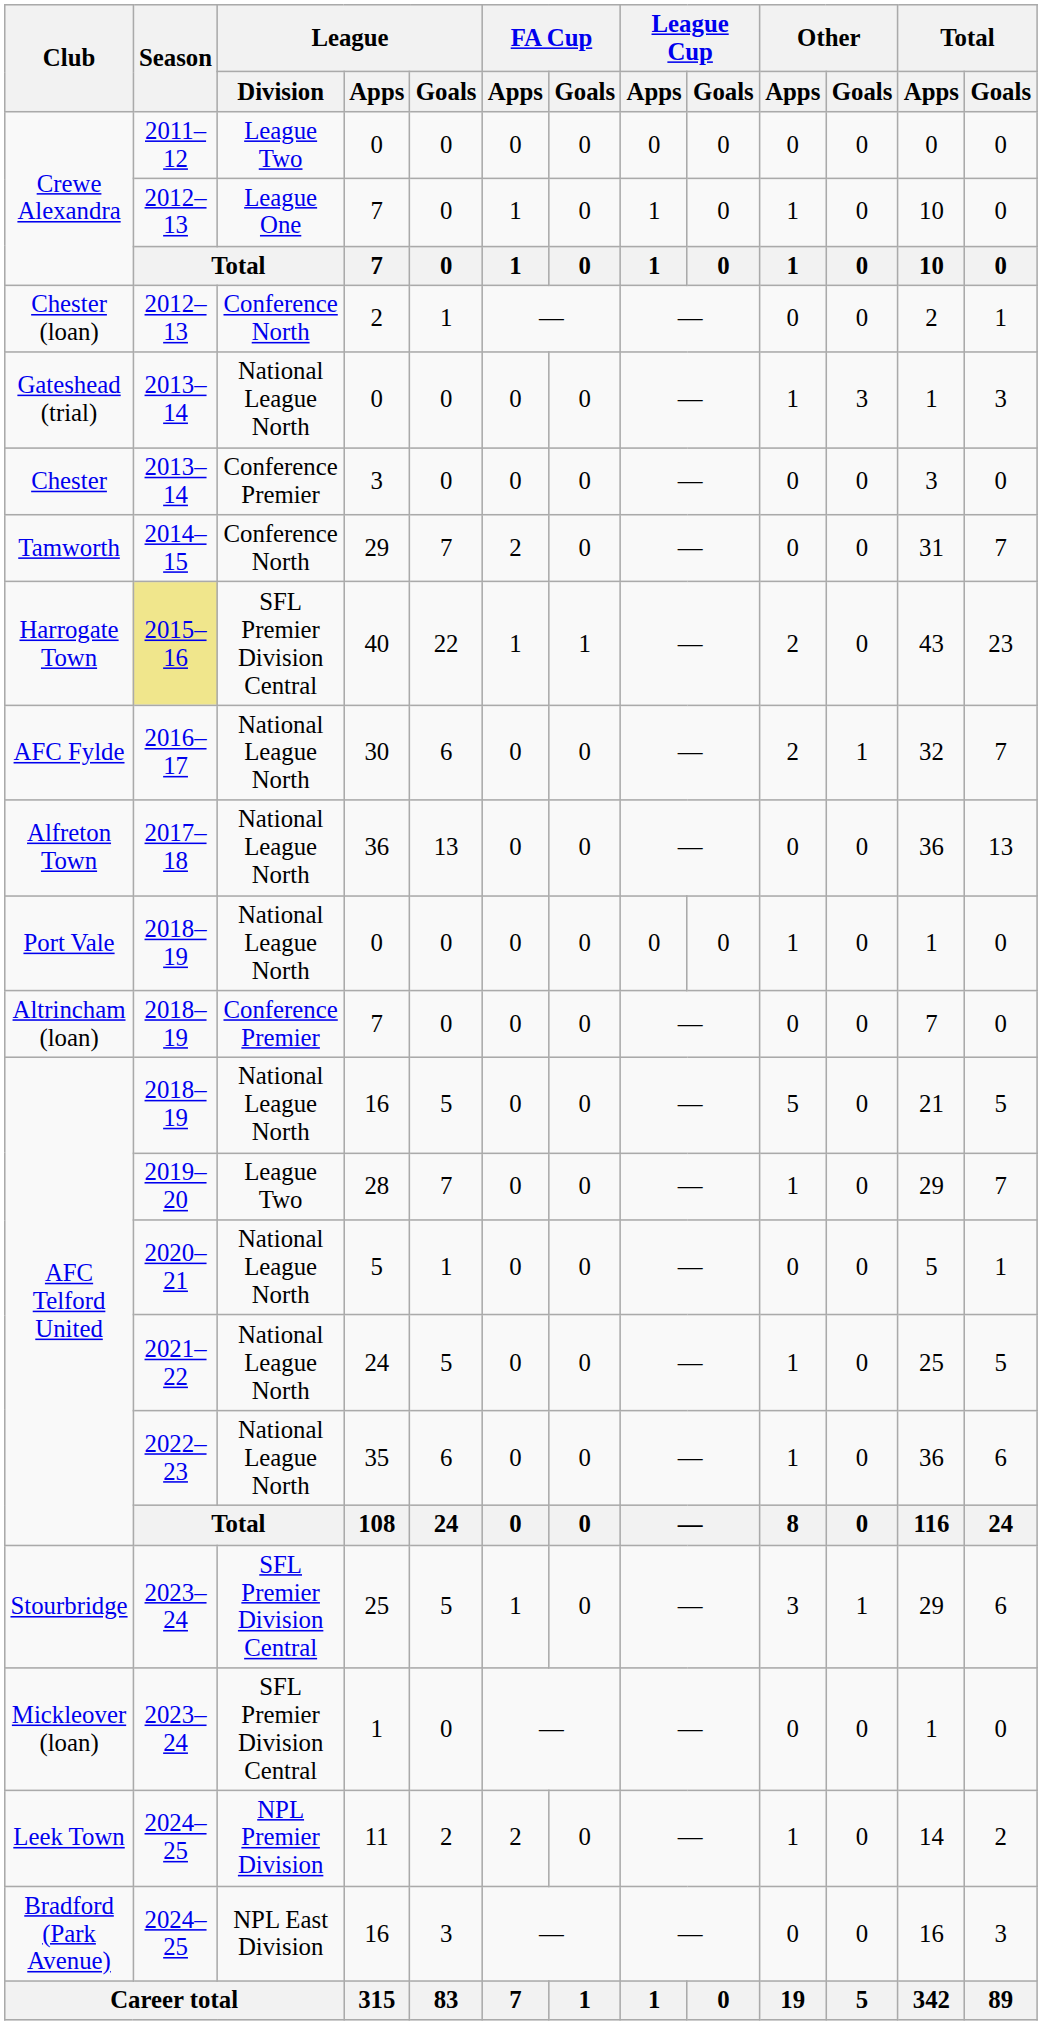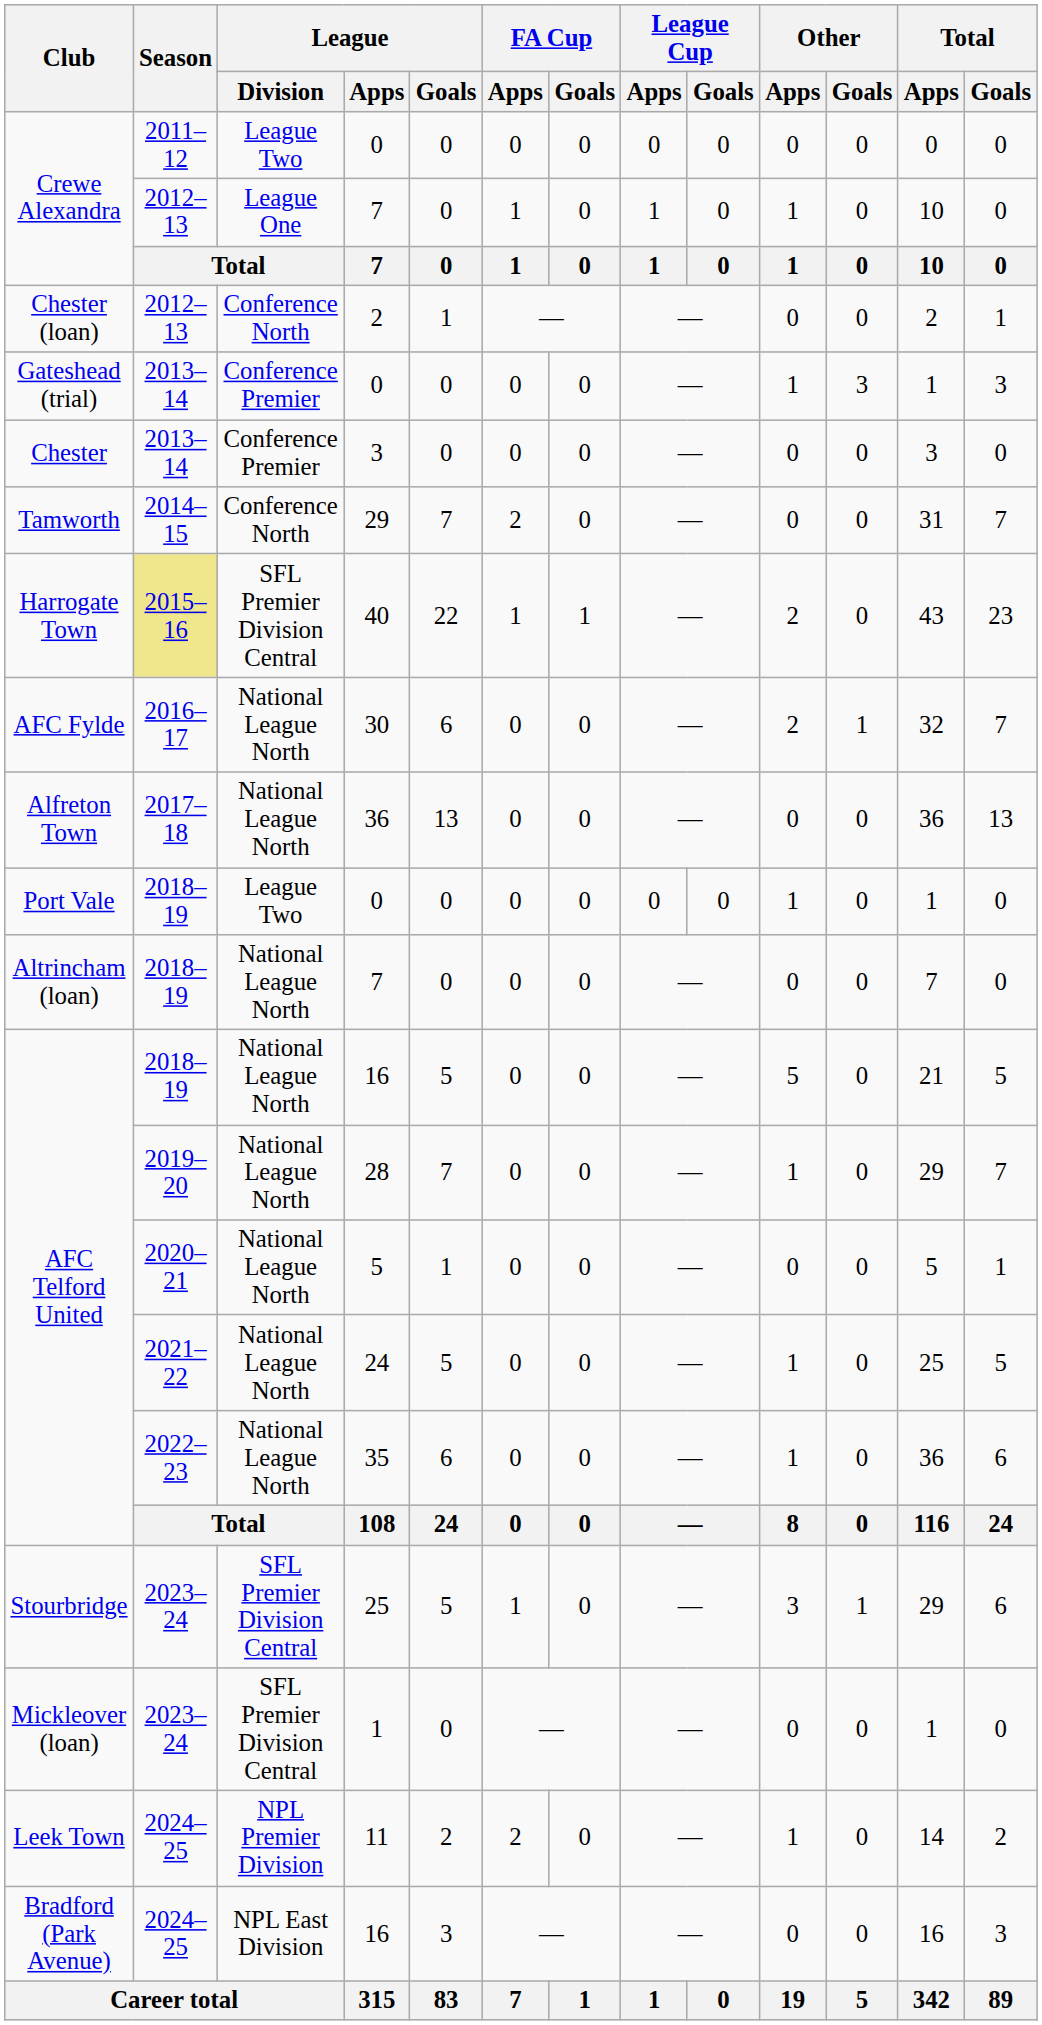(281, 399) National League North -> (281, 385) Conference Premier
(281, 942) National League North -> (281, 900) League Two
(281, 1023) Conference Premier -> (281, 981) National League North
(281, 1186) League Two -> (281, 1172) National League North
